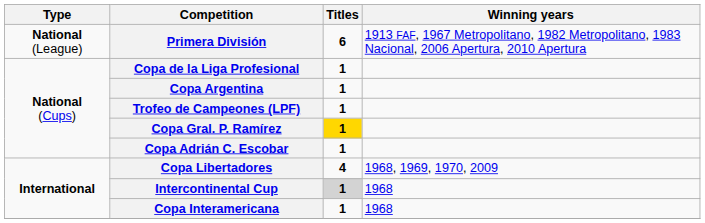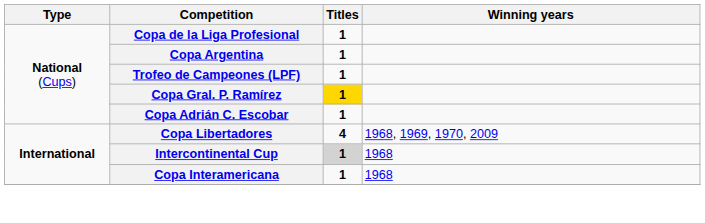- row: (217, 42)
